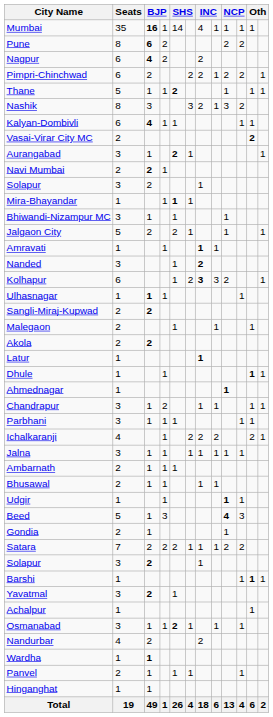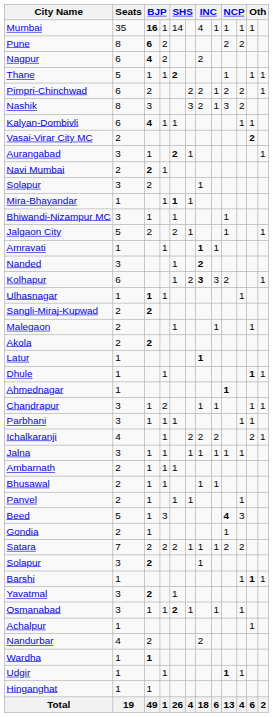rows swapped: (21, 91) <-> (47, 75)
rows swapped: (22, 673) <-> (18, 500)
rows swapped: (26, 610) <-> (34, 625)
